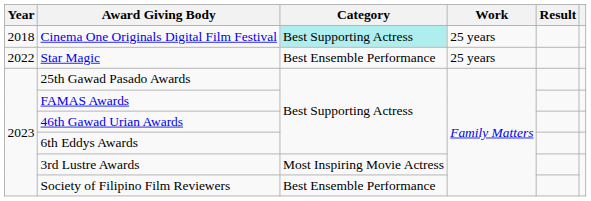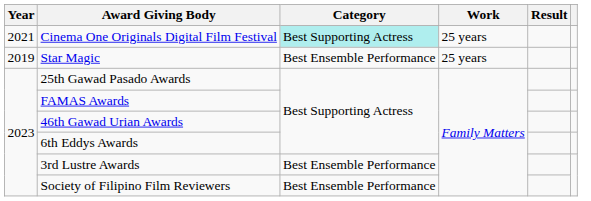(21, 36) 2018 -> (21, 36) 2021
(21, 57) 2022 -> (21, 57) 2019
(364, 164) Most Inspiring Movie Actress -> (359, 164) Best Ensemble Performance
